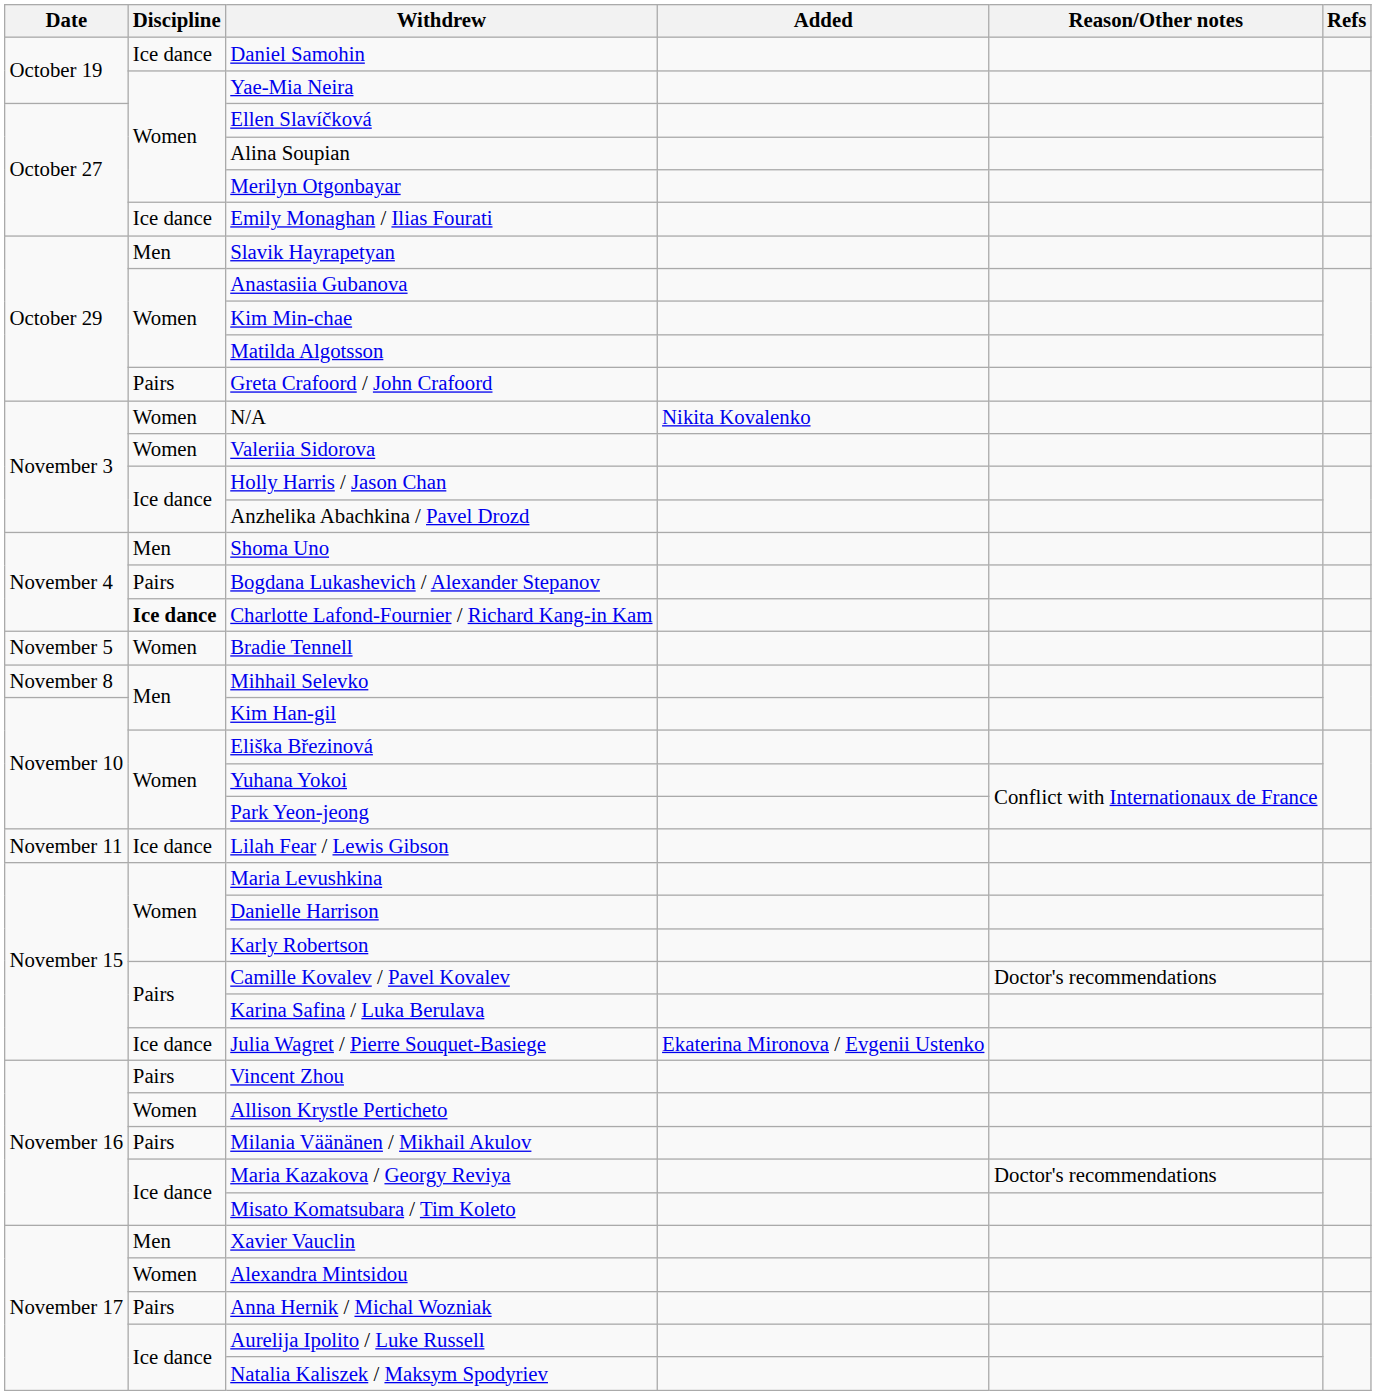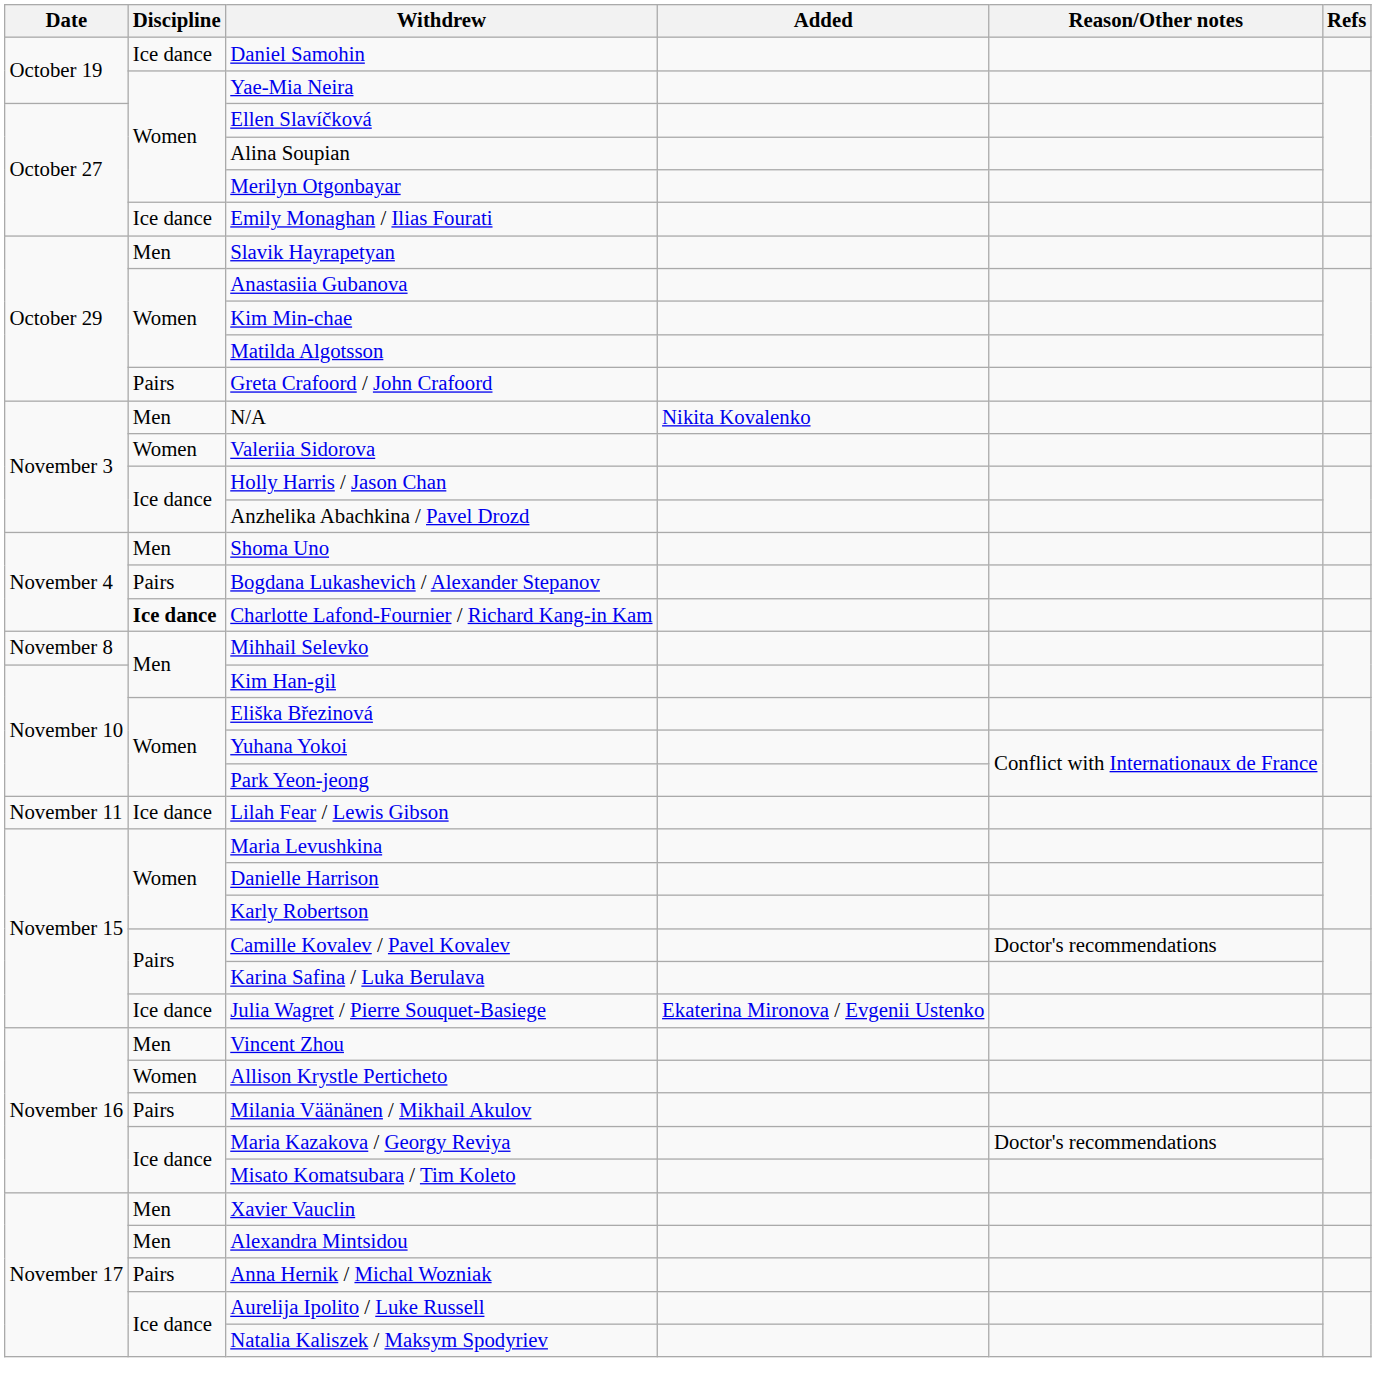(165, 416) Women -> (152, 416) Men
- row: (291, 647)
(154, 1076) Pairs -> (152, 1043) Men
(165, 1274) Women -> (152, 1241) Men
